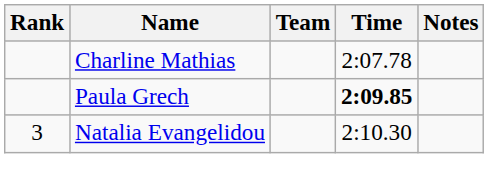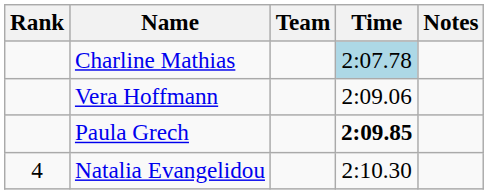(377, 59) no background -> (377, 59) lightblue background
+ row: (147, 96)
(37, 133) 3 -> (37, 170) 4
